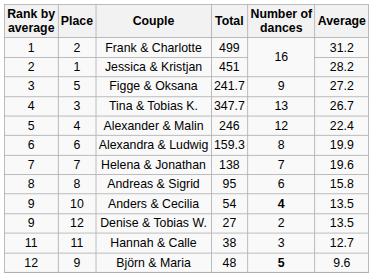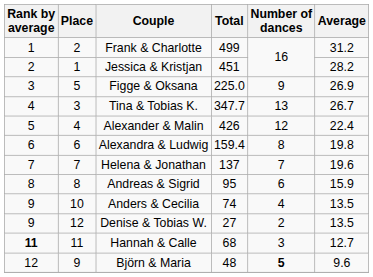(229, 86) 241.7 -> (229, 86) 225.0
(342, 86) 27.2 -> (342, 86) 26.9
(229, 125) 246 -> (229, 125) 426
(229, 145) 159.3 -> (229, 145) 159.4
(342, 145) 19.9 -> (342, 145) 19.8
(229, 164) 138 -> (229, 164) 137
(342, 184) 15.8 -> (342, 184) 15.9
(229, 203) 54 -> (229, 203) 74
(281, 203) bold -> (281, 203) normal
(31, 243) normal -> (31, 243) bold
(229, 243) 38 -> (229, 243) 68
